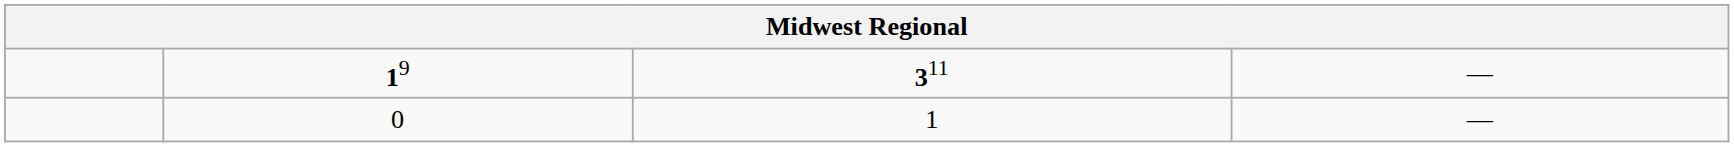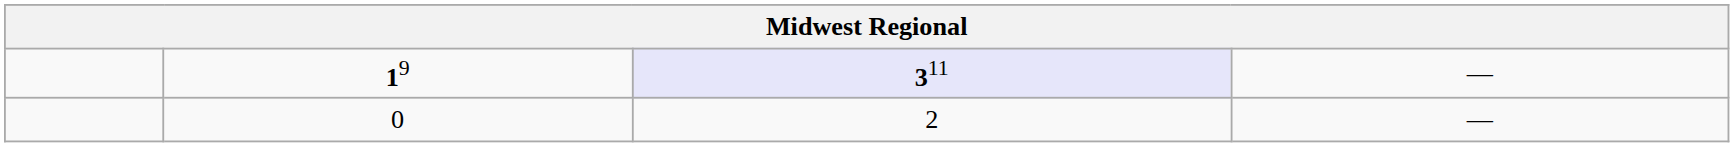(932, 73) no background -> (932, 73) lavender background
(932, 119) 1 -> (932, 119) 2
